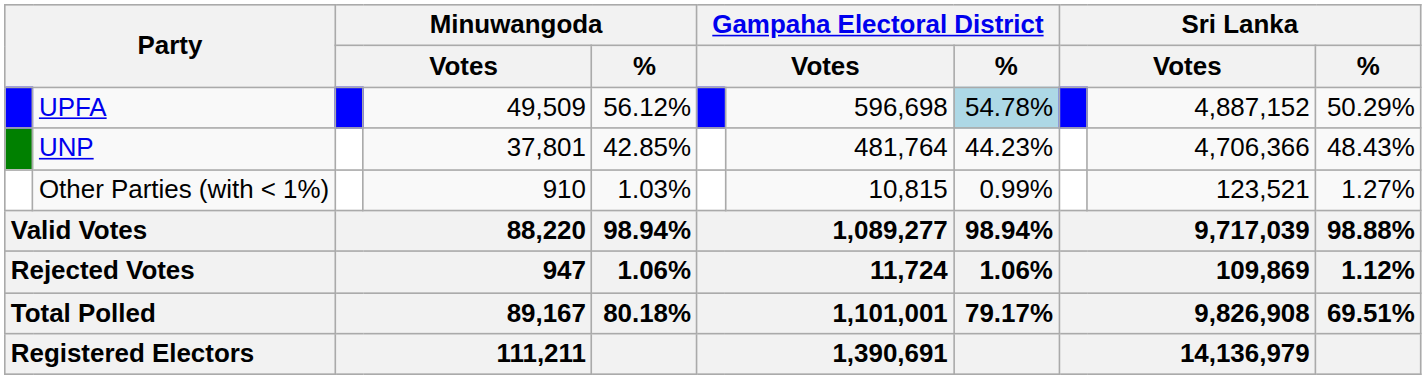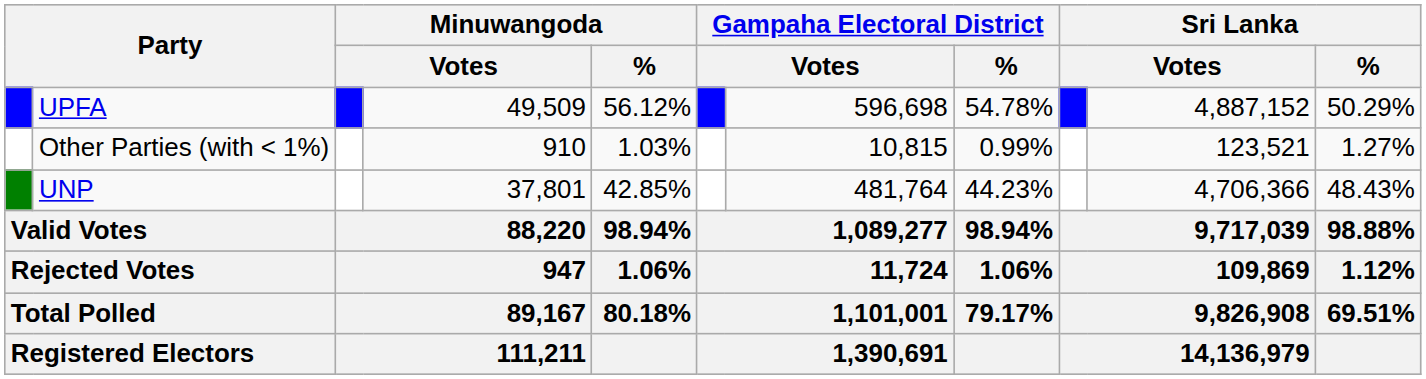(1009, 107) lightblue background -> (1009, 107) no background
rows swapped: (66, 148) <-> (184, 189)
